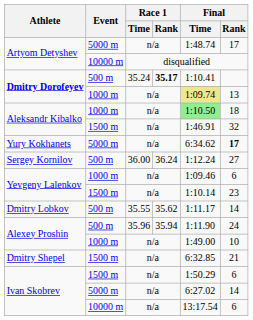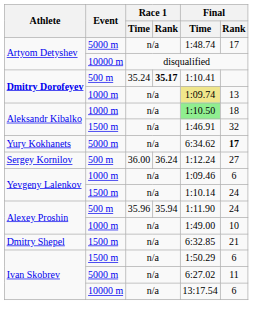(234, 193) 23 -> (234, 193) 24
- row: (38, 209)
(234, 291) 14 -> (234, 275) 11
